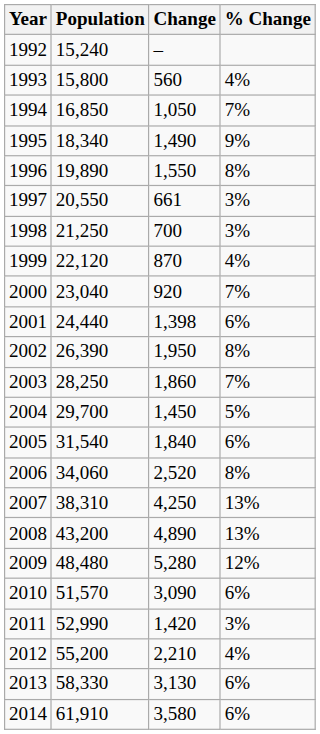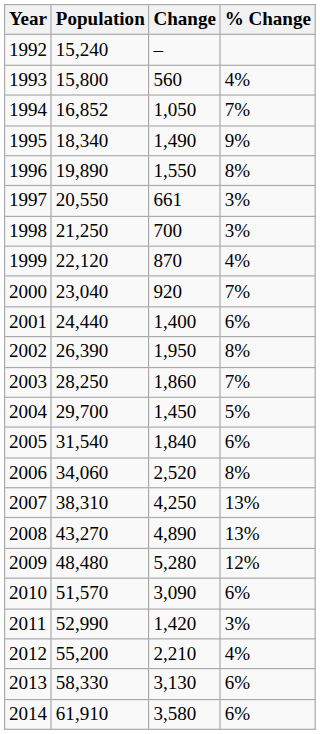(82, 110) 16,850 -> (82, 110) 16,852
(175, 321) 1,398 -> (175, 321) 1,400
(82, 532) 43,200 -> (82, 532) 43,270
